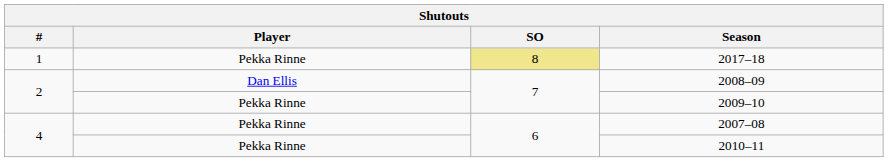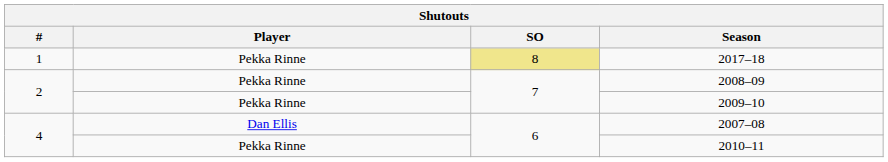(272, 81) Dan Ellis -> (272, 81) Pekka Rinne
(272, 124) Pekka Rinne -> (272, 124) Dan Ellis
